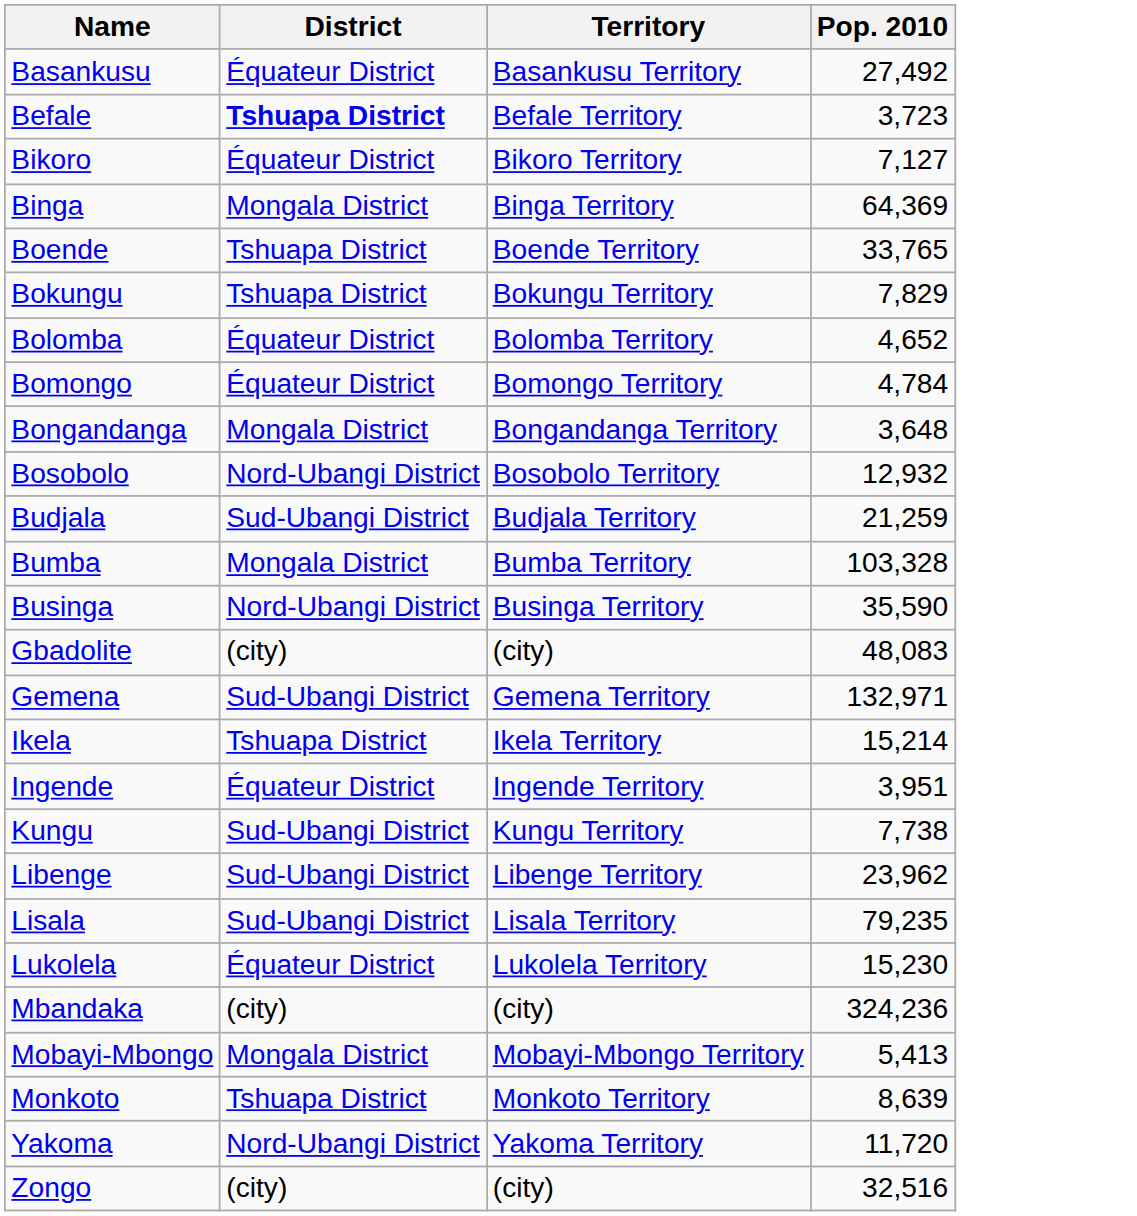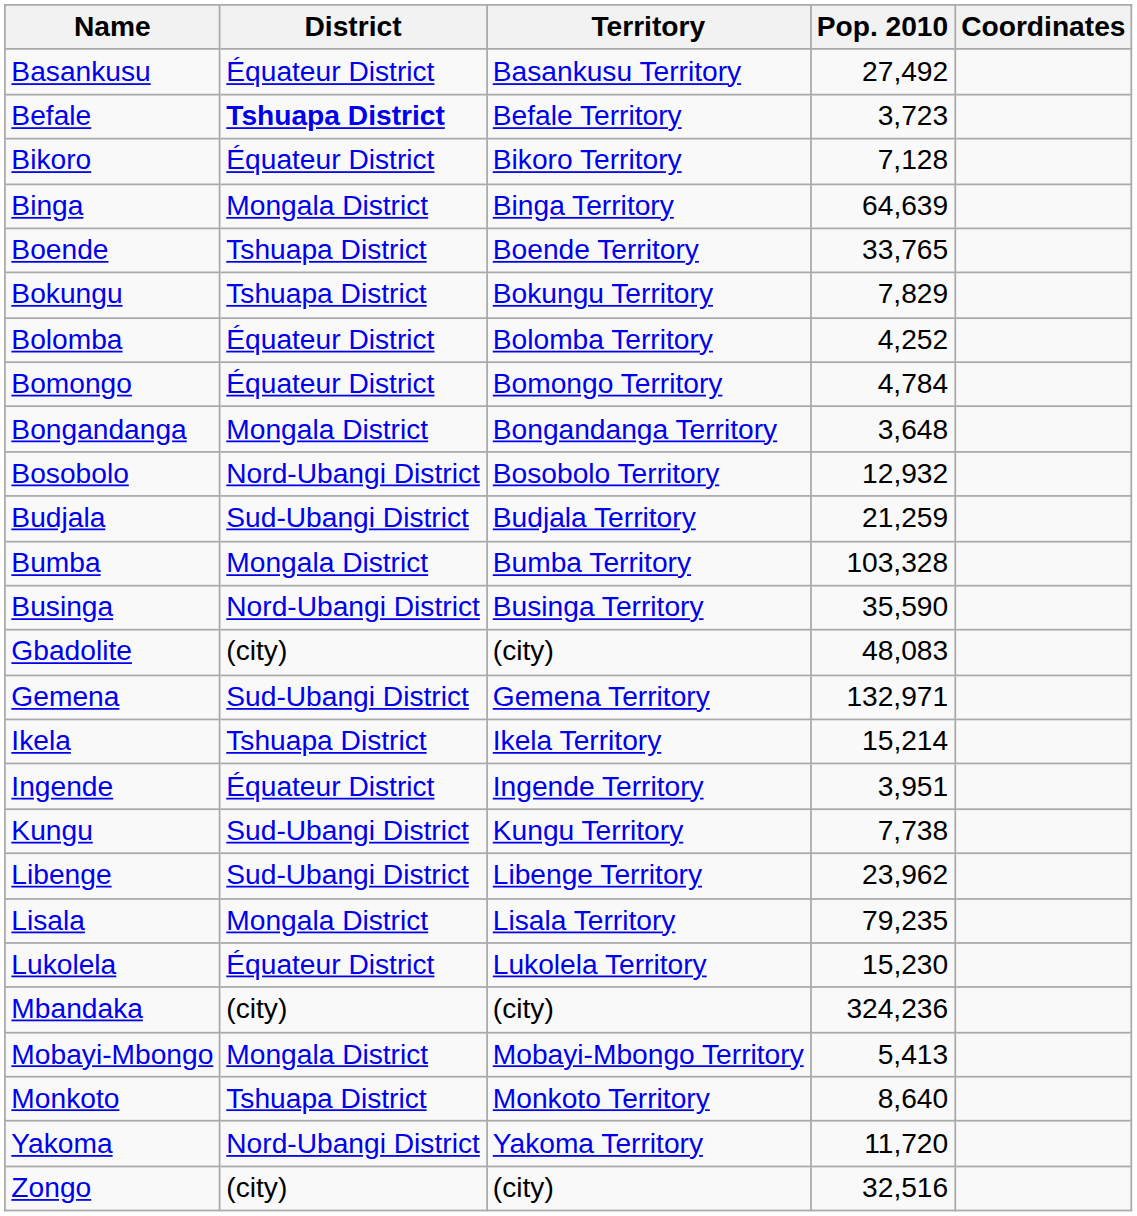+ column: (1043, 26)
(913, 160) 7,127 -> (913, 160) 7,128
(905, 205) 64,369 -> (905, 205) 64,639
(913, 339) 4,652 -> (913, 339) 4,252
(348, 920) Sud-Ubangi District -> (327, 920) Mongala District
(913, 1098) 8,639 -> (913, 1098) 8,640
